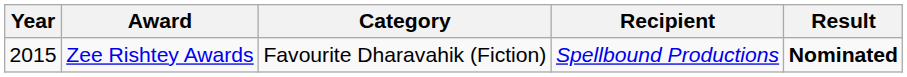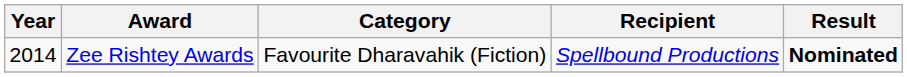(33, 54) 2015 -> (33, 54) 2014
